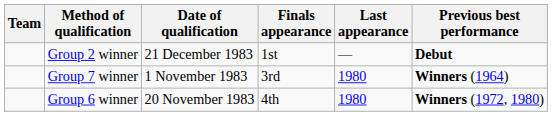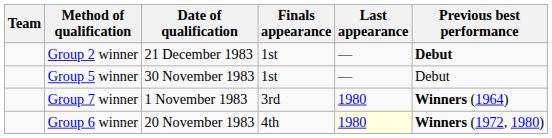+ row: (93, 76)
(352, 99) no background -> (352, 122) lightyellow background
